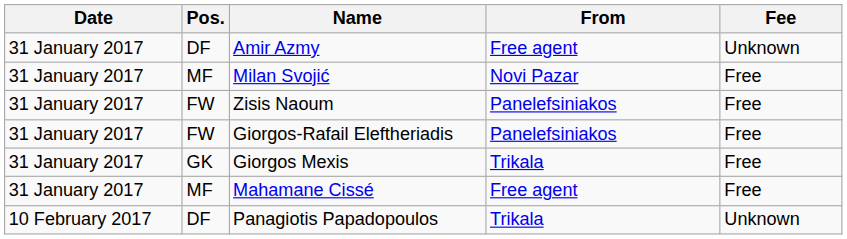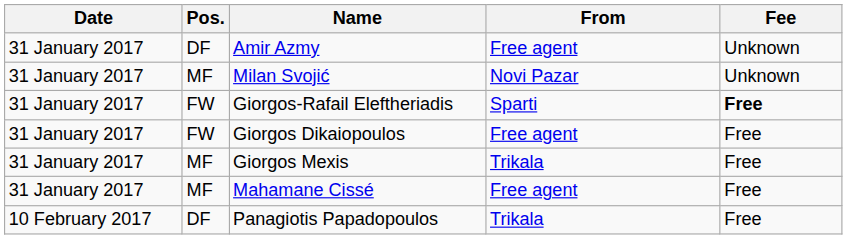(743, 76) Free -> (762, 76) Unknown
- row: (283, 104)
(553, 133) Panelefsiniakos -> (514, 104) Sparti
(743, 133) normal -> (743, 104) bold
+ row: (319, 133)
(200, 162) GK -> (200, 162) MF
(762, 219) Unknown -> (743, 219) Free
